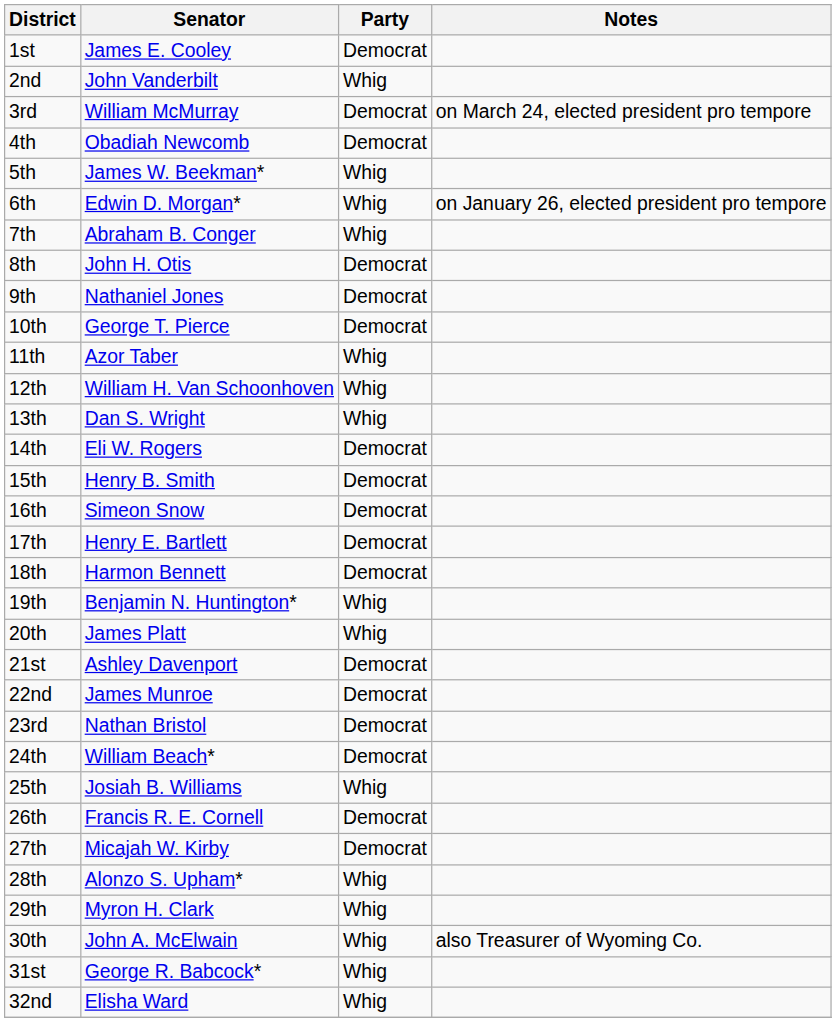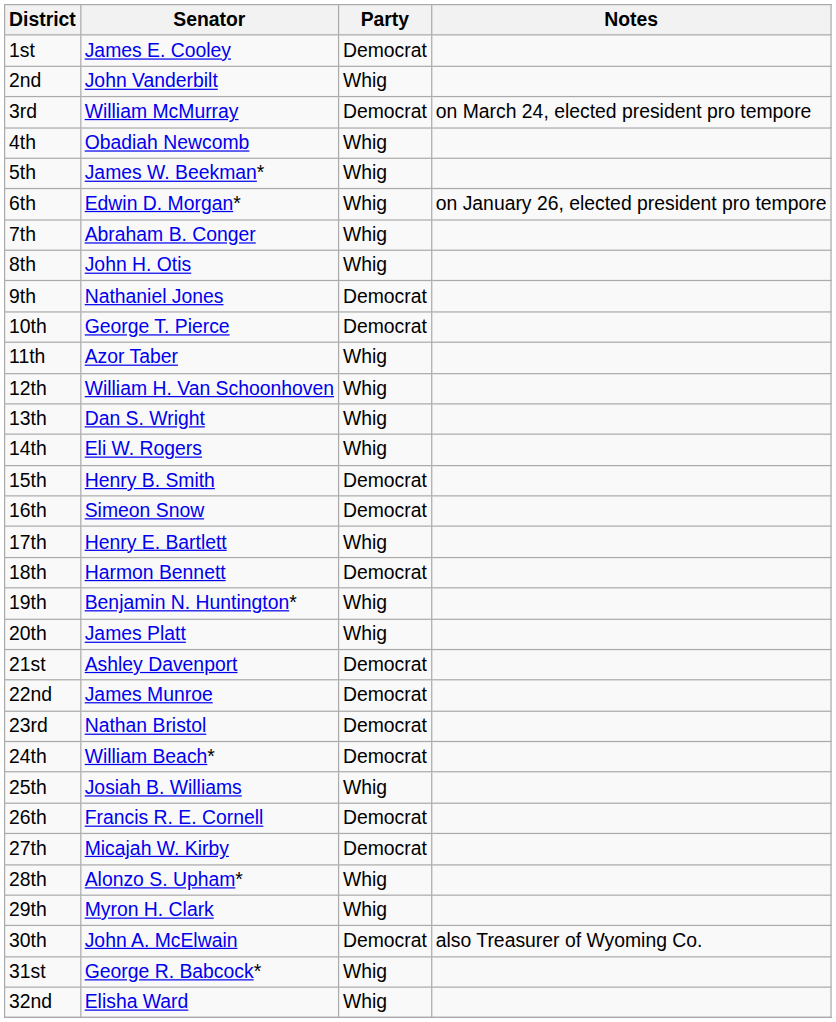(385, 142) Democrat -> (365, 142) Whig
(385, 265) Democrat -> (365, 265) Whig
(385, 449) Democrat -> (365, 449) Whig
(385, 541) Democrat -> (365, 541) Whig
(365, 940) Whig -> (385, 940) Democrat
